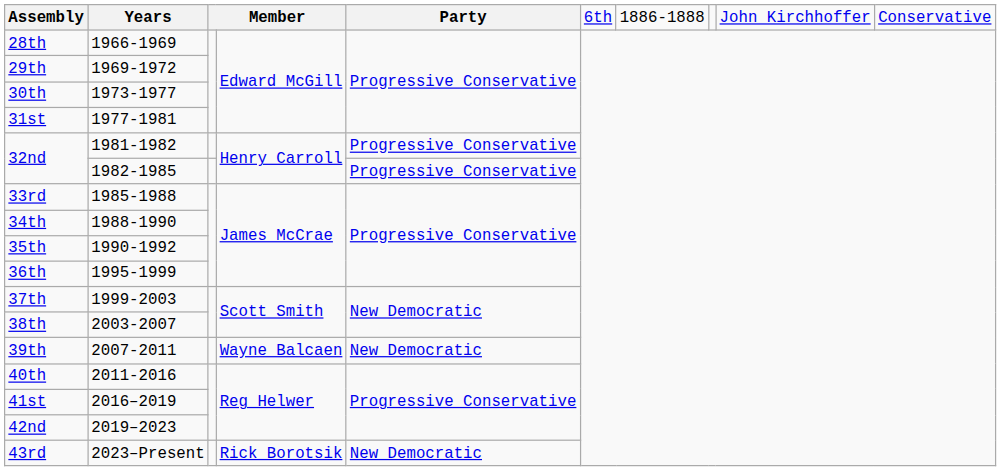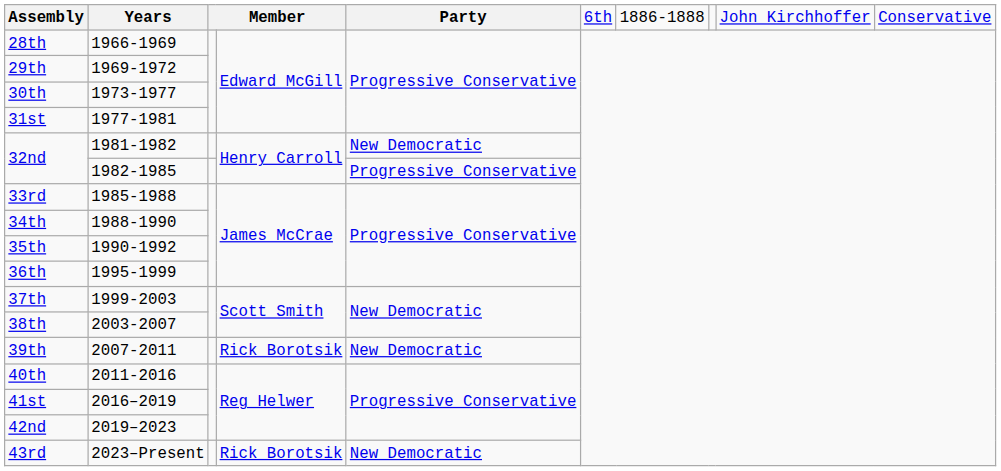(463, 146) Progressive Conservative -> (416, 146) New Democratic
(281, 351) Wayne Balcaen -> (281, 351) Rick Borotsik
